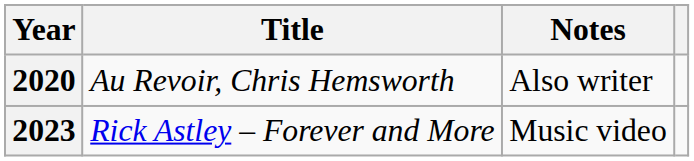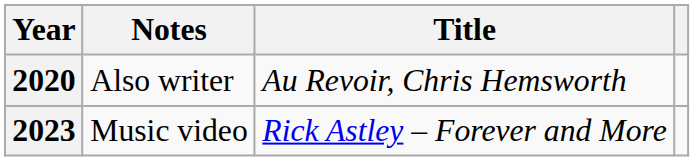columns swapped: (292, 29) <-> (588, 29)
